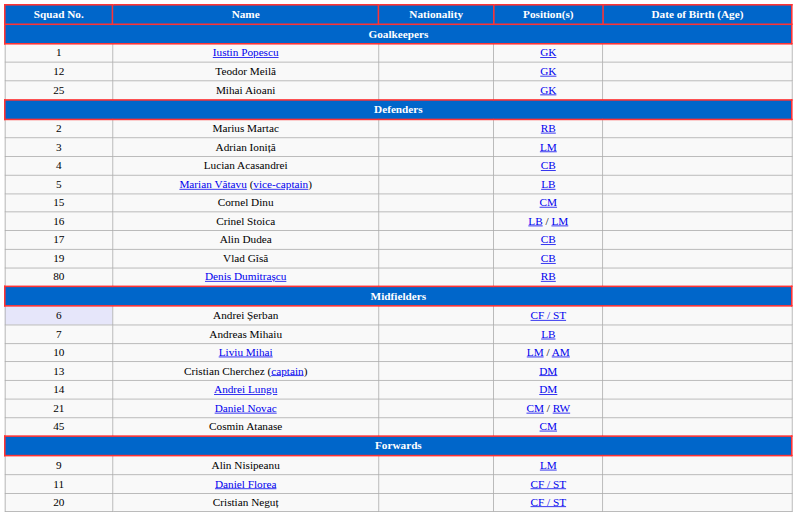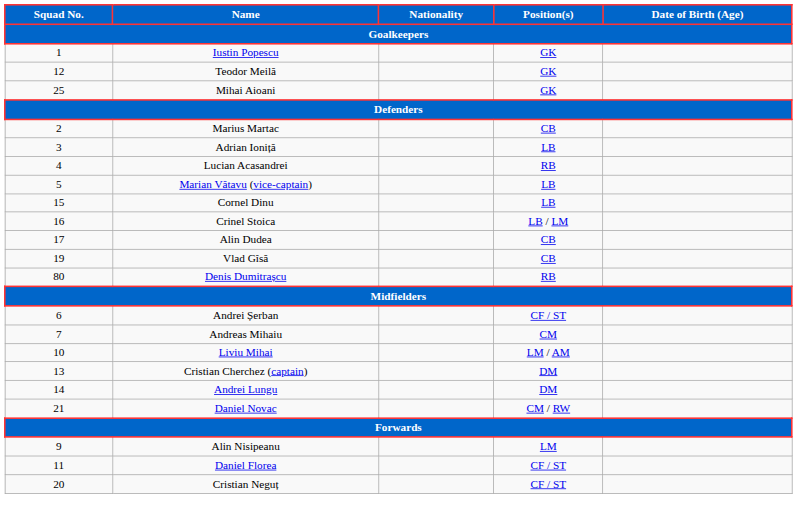(548, 129) RB -> (548, 129) CB
(548, 147) LM -> (548, 147) LB
(548, 166) CB -> (548, 166) RB
(548, 203) CM -> (548, 203) LB
(59, 316) lavender background -> (59, 316) no background
(548, 334) LB -> (548, 334) CM
- row: (246, 427)
